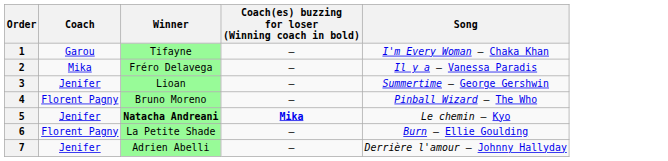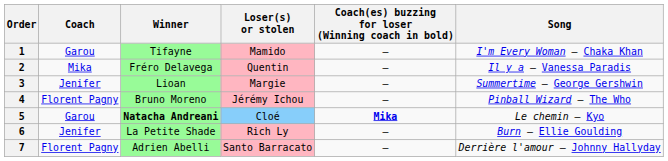+ column: (268, 24)
(80, 116) Jenifer -> (80, 116) Garou
(80, 132) Florent Pagny -> (80, 132) Jenifer
(80, 148) Jenifer -> (80, 148) Florent Pagny
